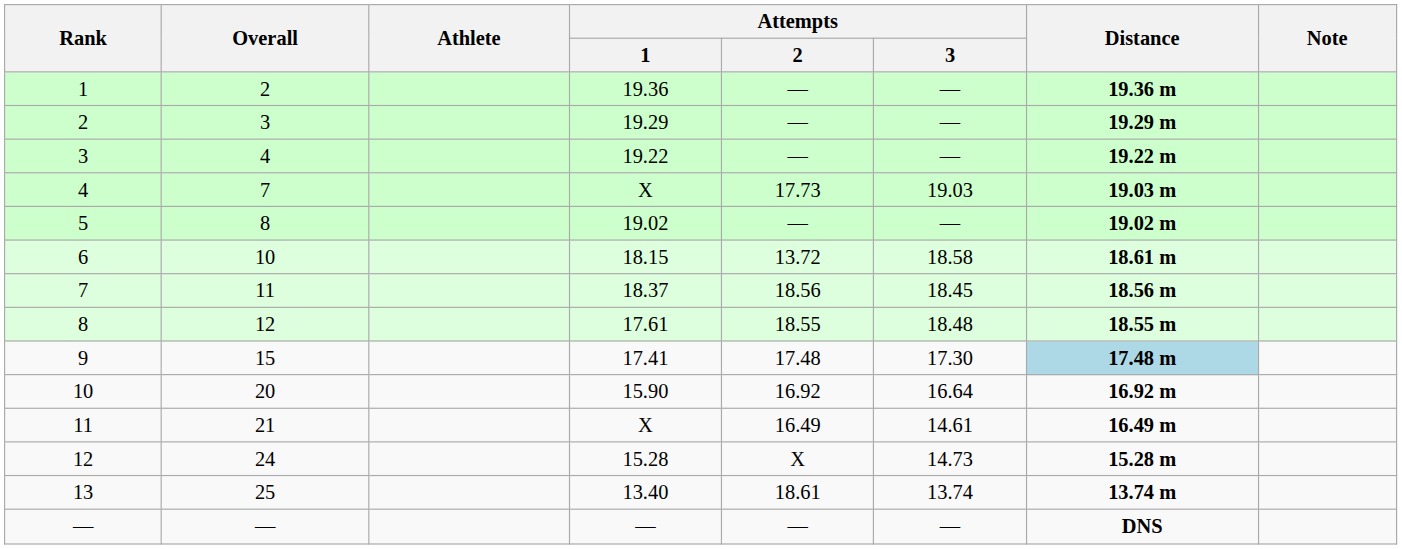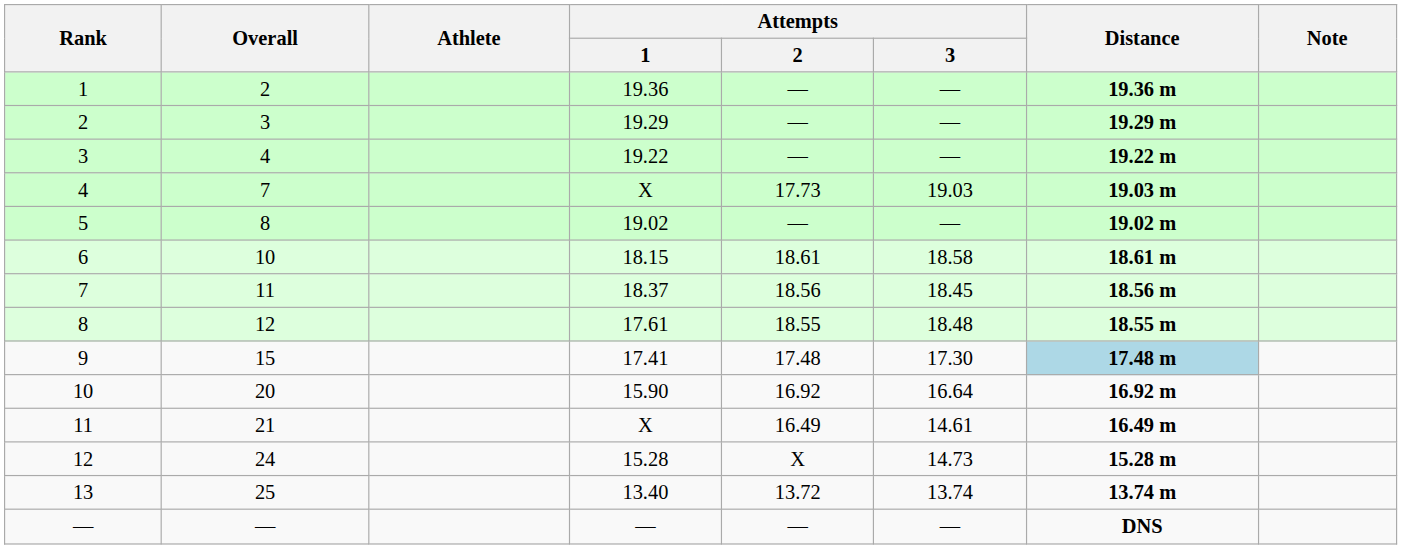(798, 256) 13.72 -> (798, 256) 18.61
(798, 492) 18.61 -> (798, 492) 13.72
